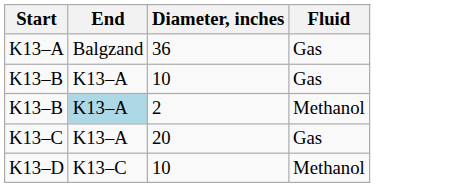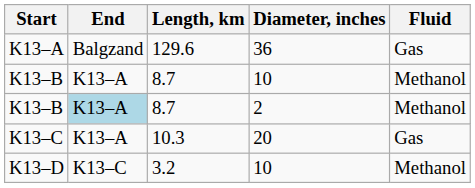+ column: (198, 19)
(308, 78) Gas -> (430, 78) Methanol
